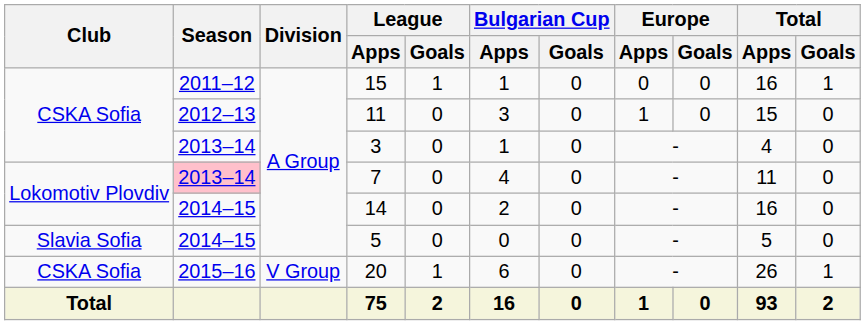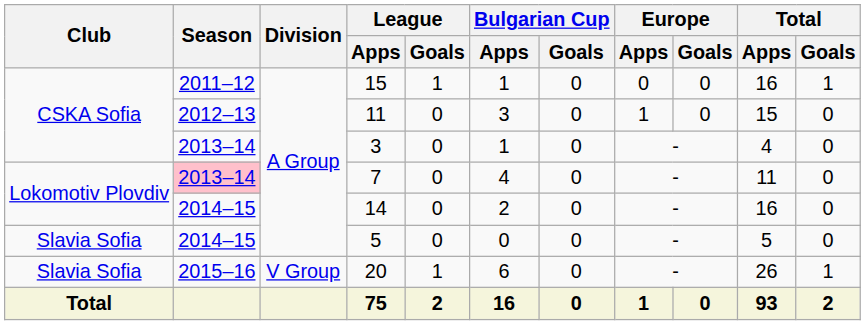(89, 271) CSKA Sofia -> (89, 271) Slavia Sofia
